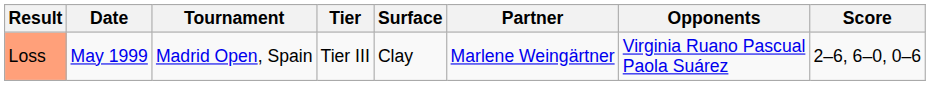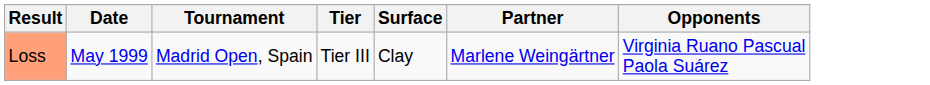- column: (867, 18)
